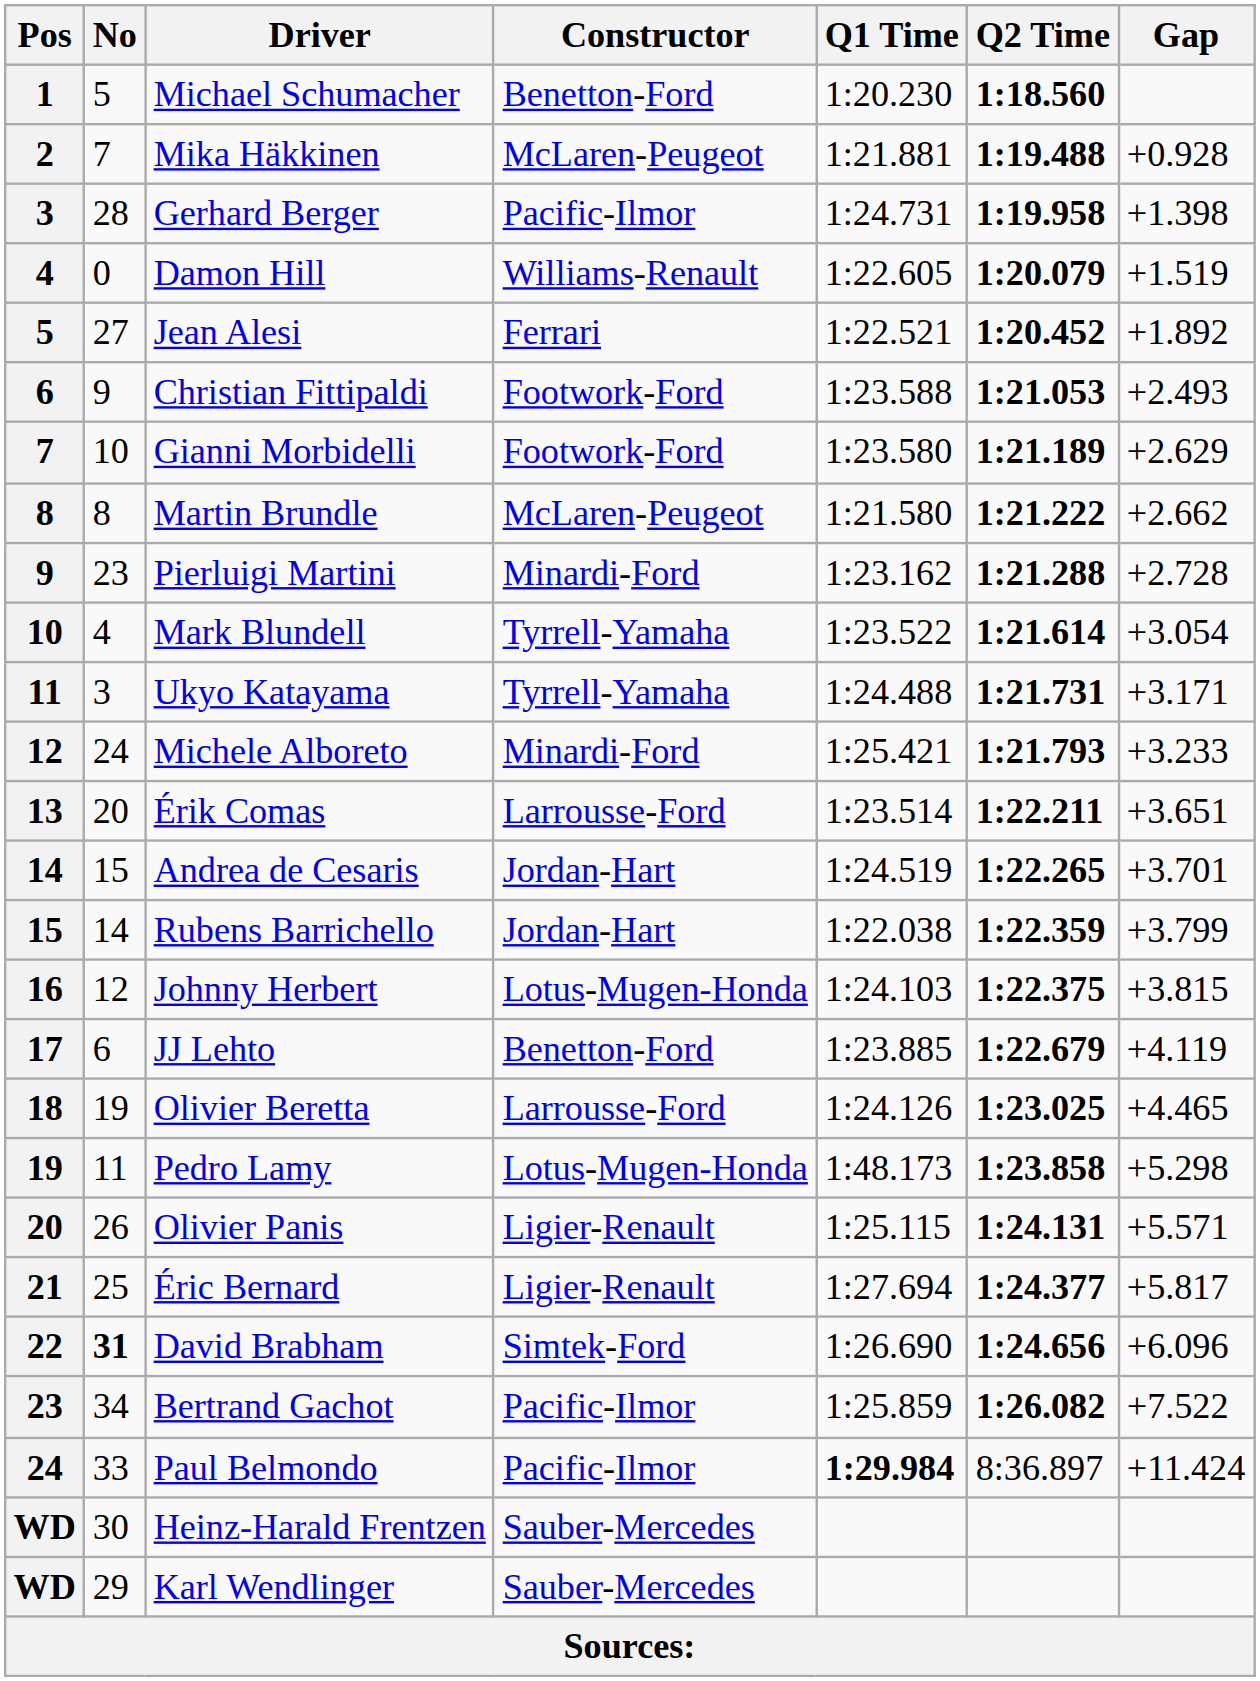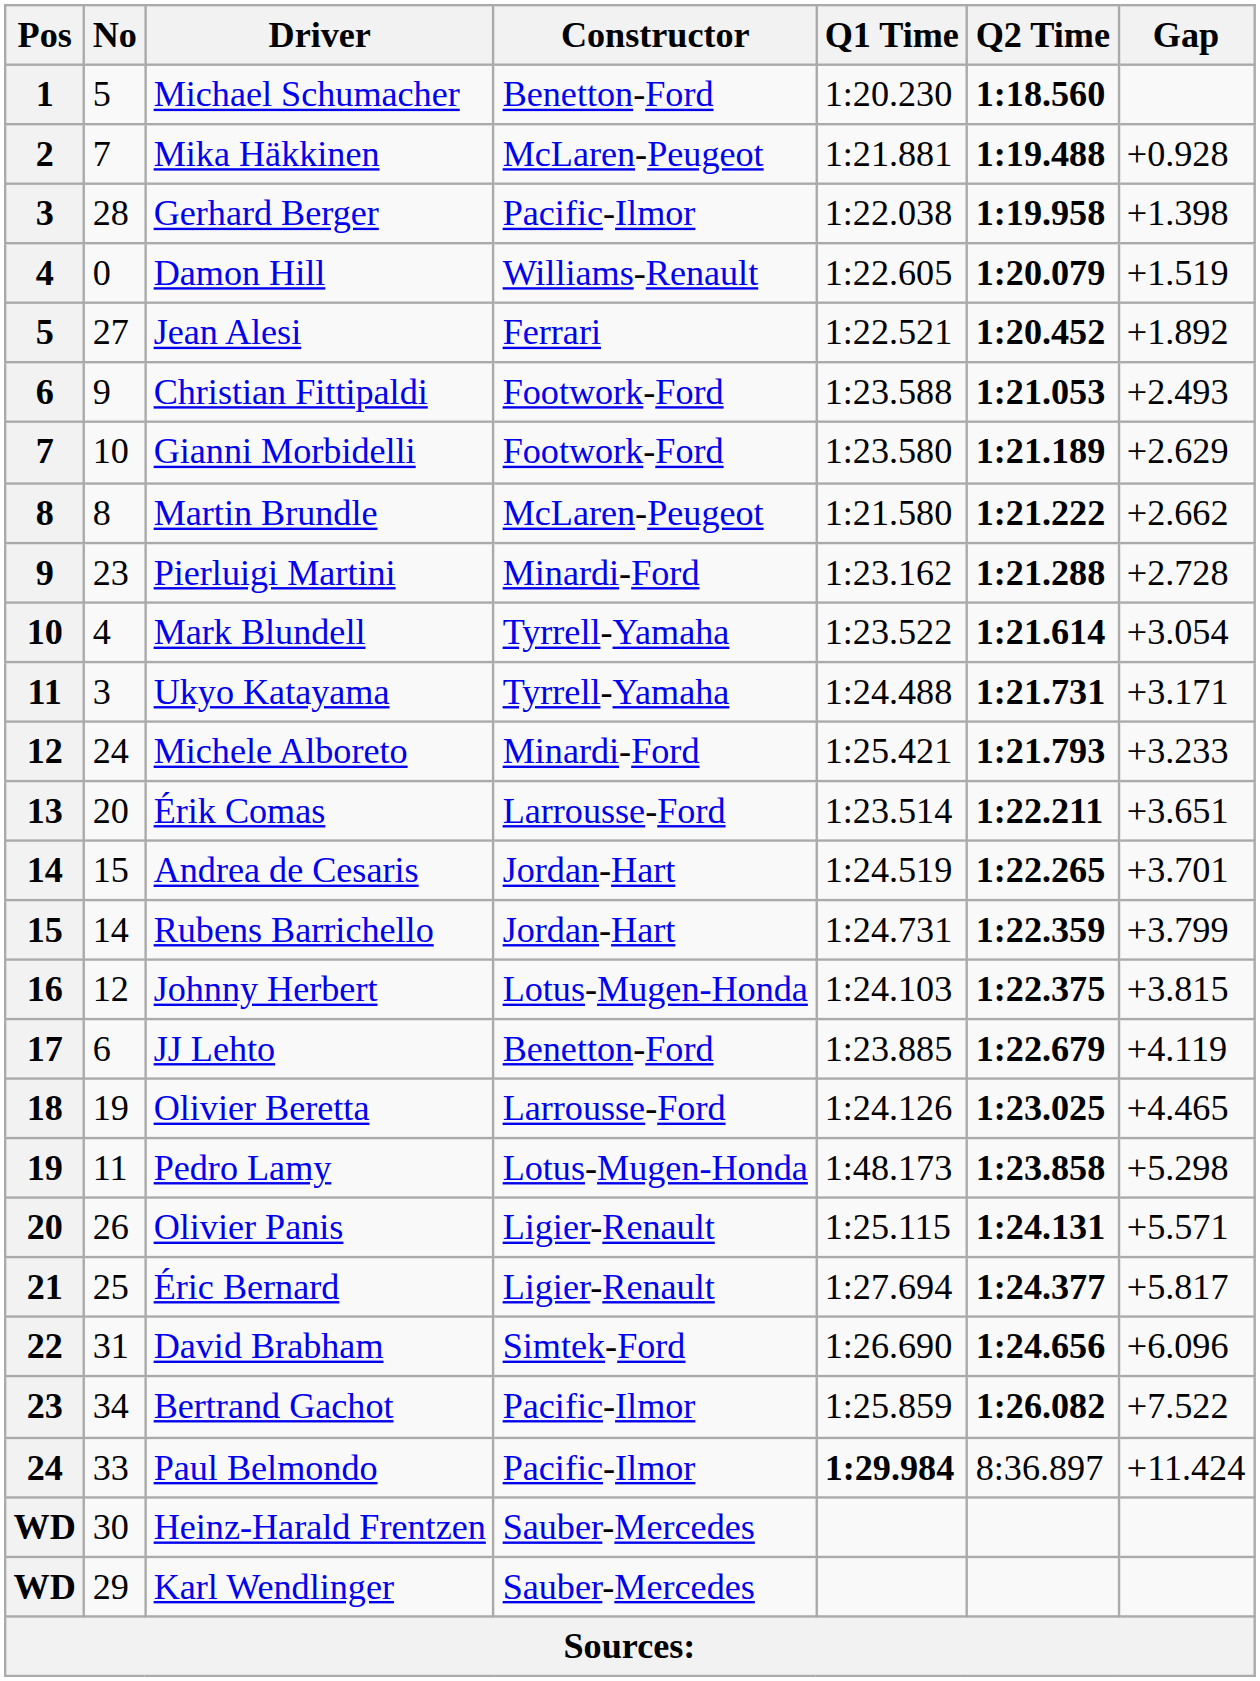(888, 213) 1:24.731 -> (888, 213) 1:22.038
(888, 929) 1:22.038 -> (888, 929) 1:24.731
(111, 1346) bold -> (111, 1346) normal
